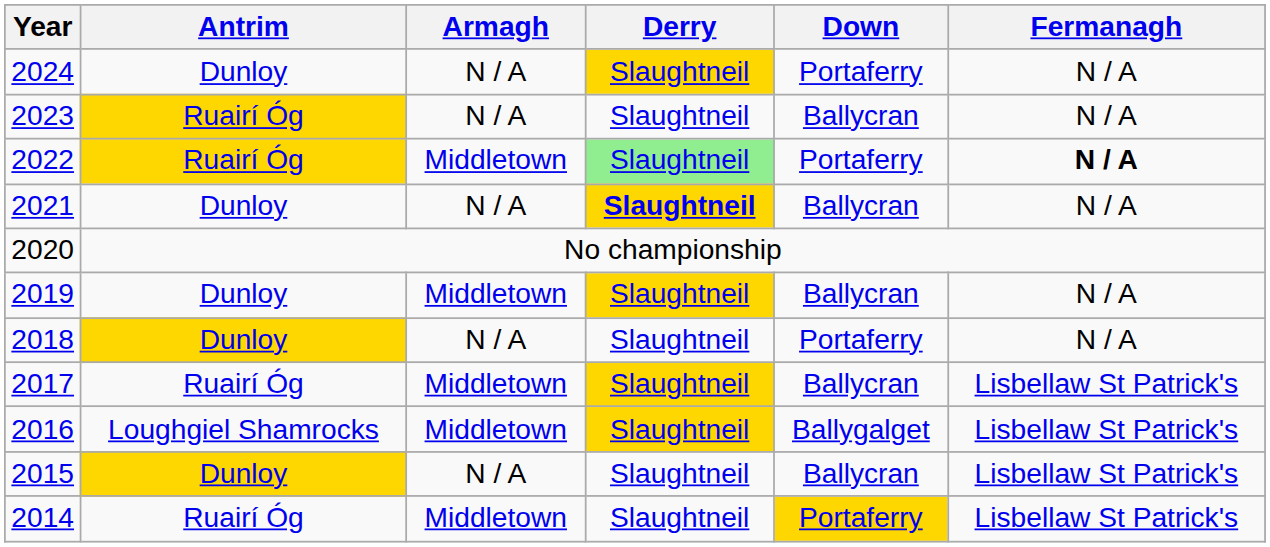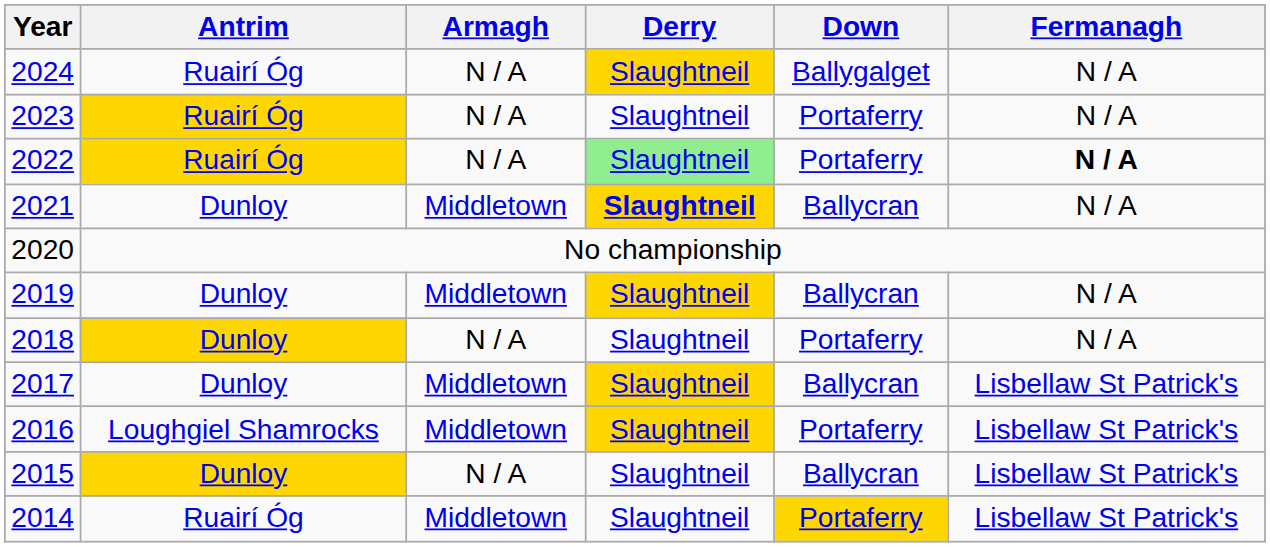(243, 71) Dunloy -> (243, 71) Ruairí Óg
(861, 71) Portaferry -> (861, 71) Ballygalget
(861, 116) Ballycran -> (861, 116) Portaferry
(496, 160) Middletown -> (496, 160) N / A
(496, 205) N / A -> (496, 205) Middletown
(243, 384) Ruairí Óg -> (243, 384) Dunloy
(861, 428) Ballygalget -> (861, 428) Portaferry
